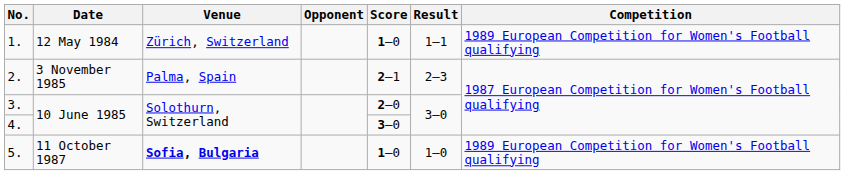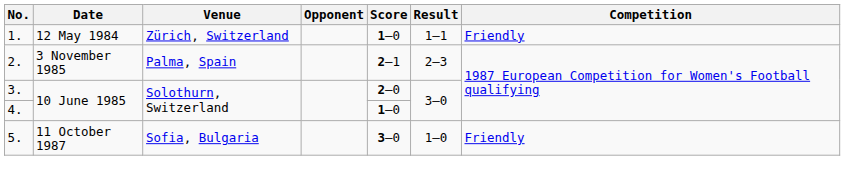(637, 42) 1989 European Competition for Women's Football qualifying -> (495, 35) Friendly
(389, 125) 3–0 -> (389, 110) 1–0
(202, 152) bold -> (202, 138) normal
(389, 152) 1–0 -> (389, 138) 3–0
(637, 152) 1989 European Competition for Women's Football qualifying -> (495, 138) Friendly
